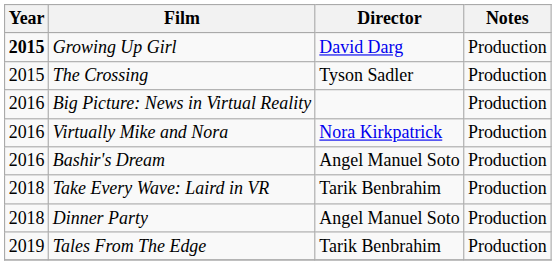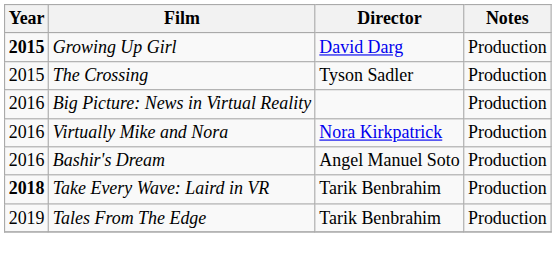(27, 189) normal -> (27, 189) bold
- row: (100, 217)
